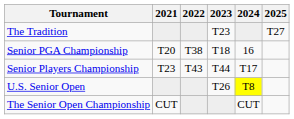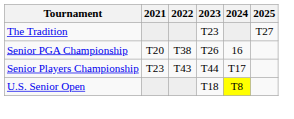(221, 50) T18 -> (210, 50) T26
(221, 87) T26 -> (210, 87) T18
- row: (79, 105)
